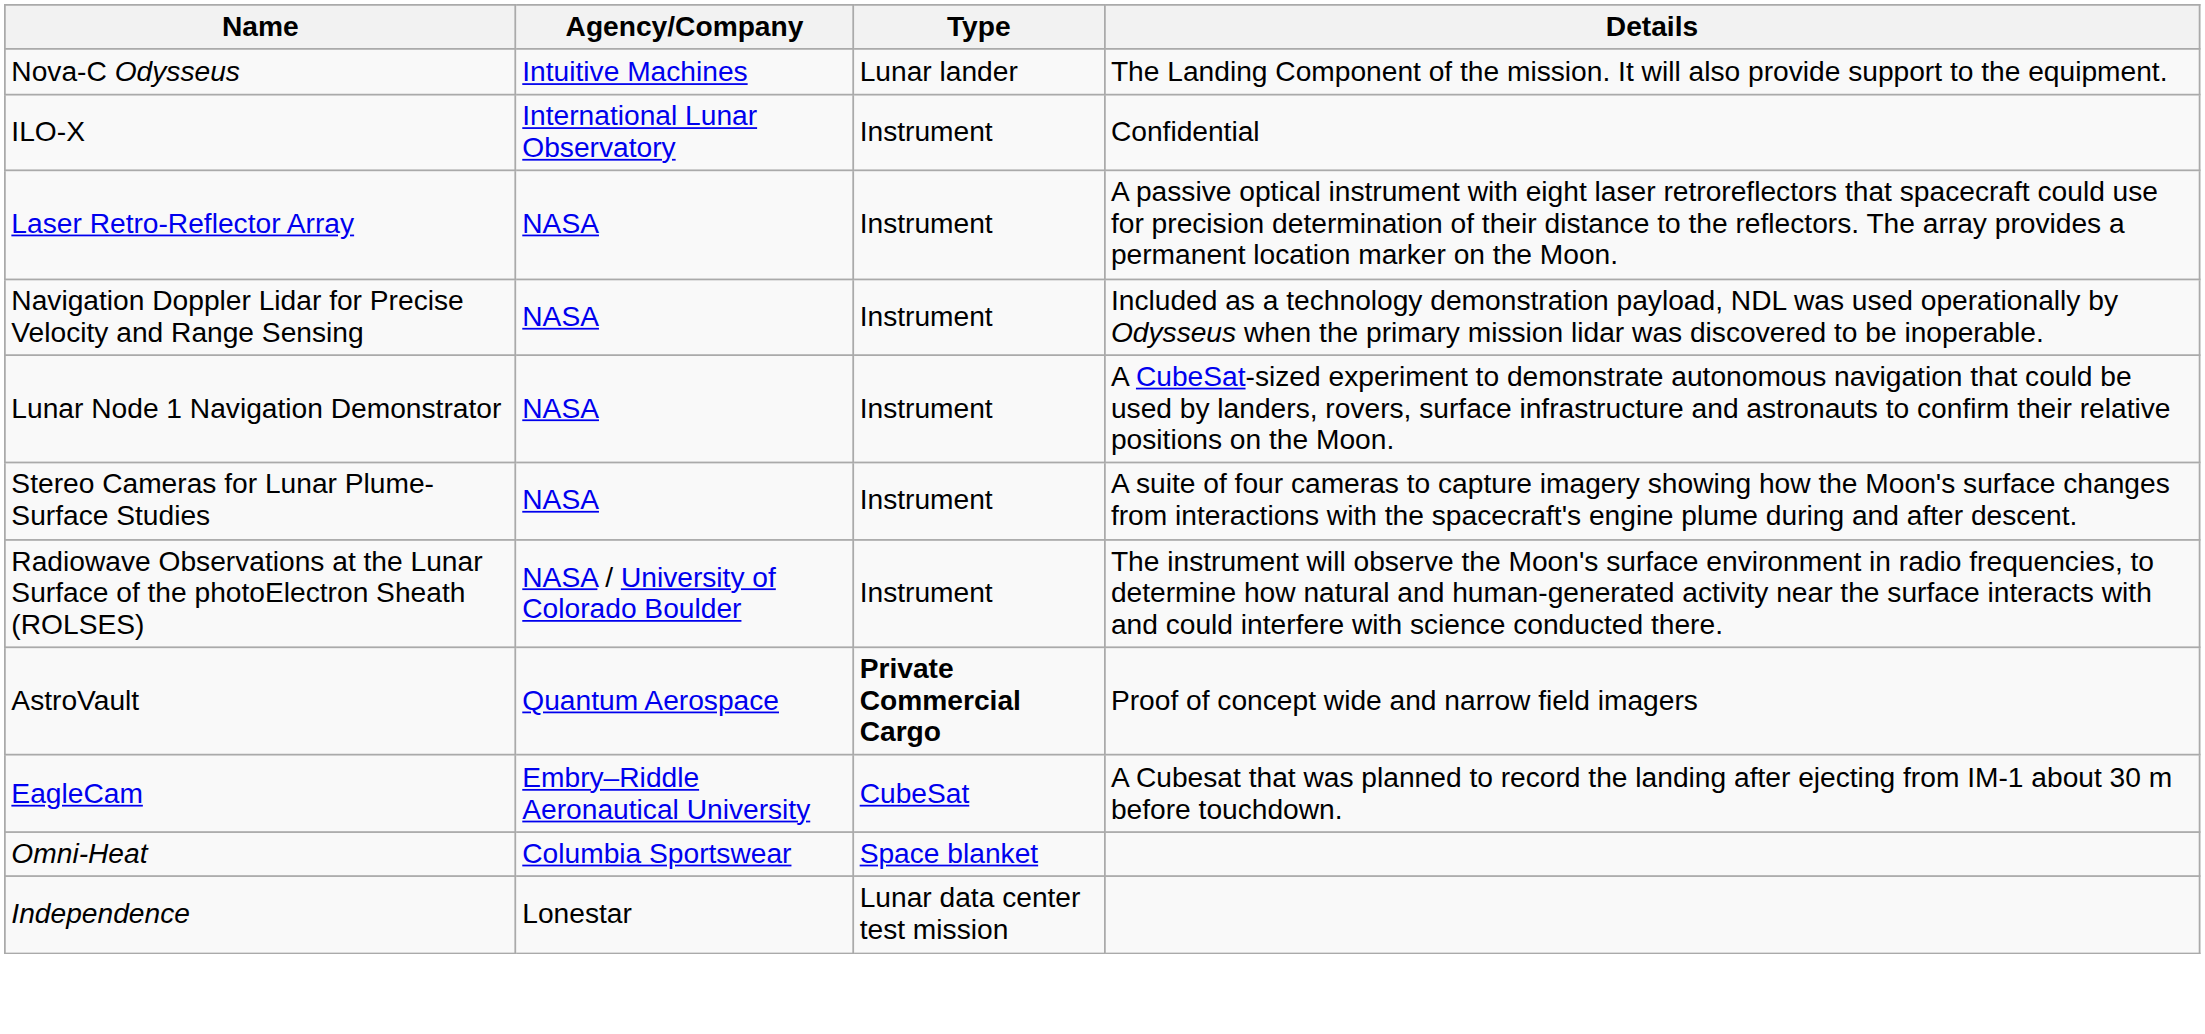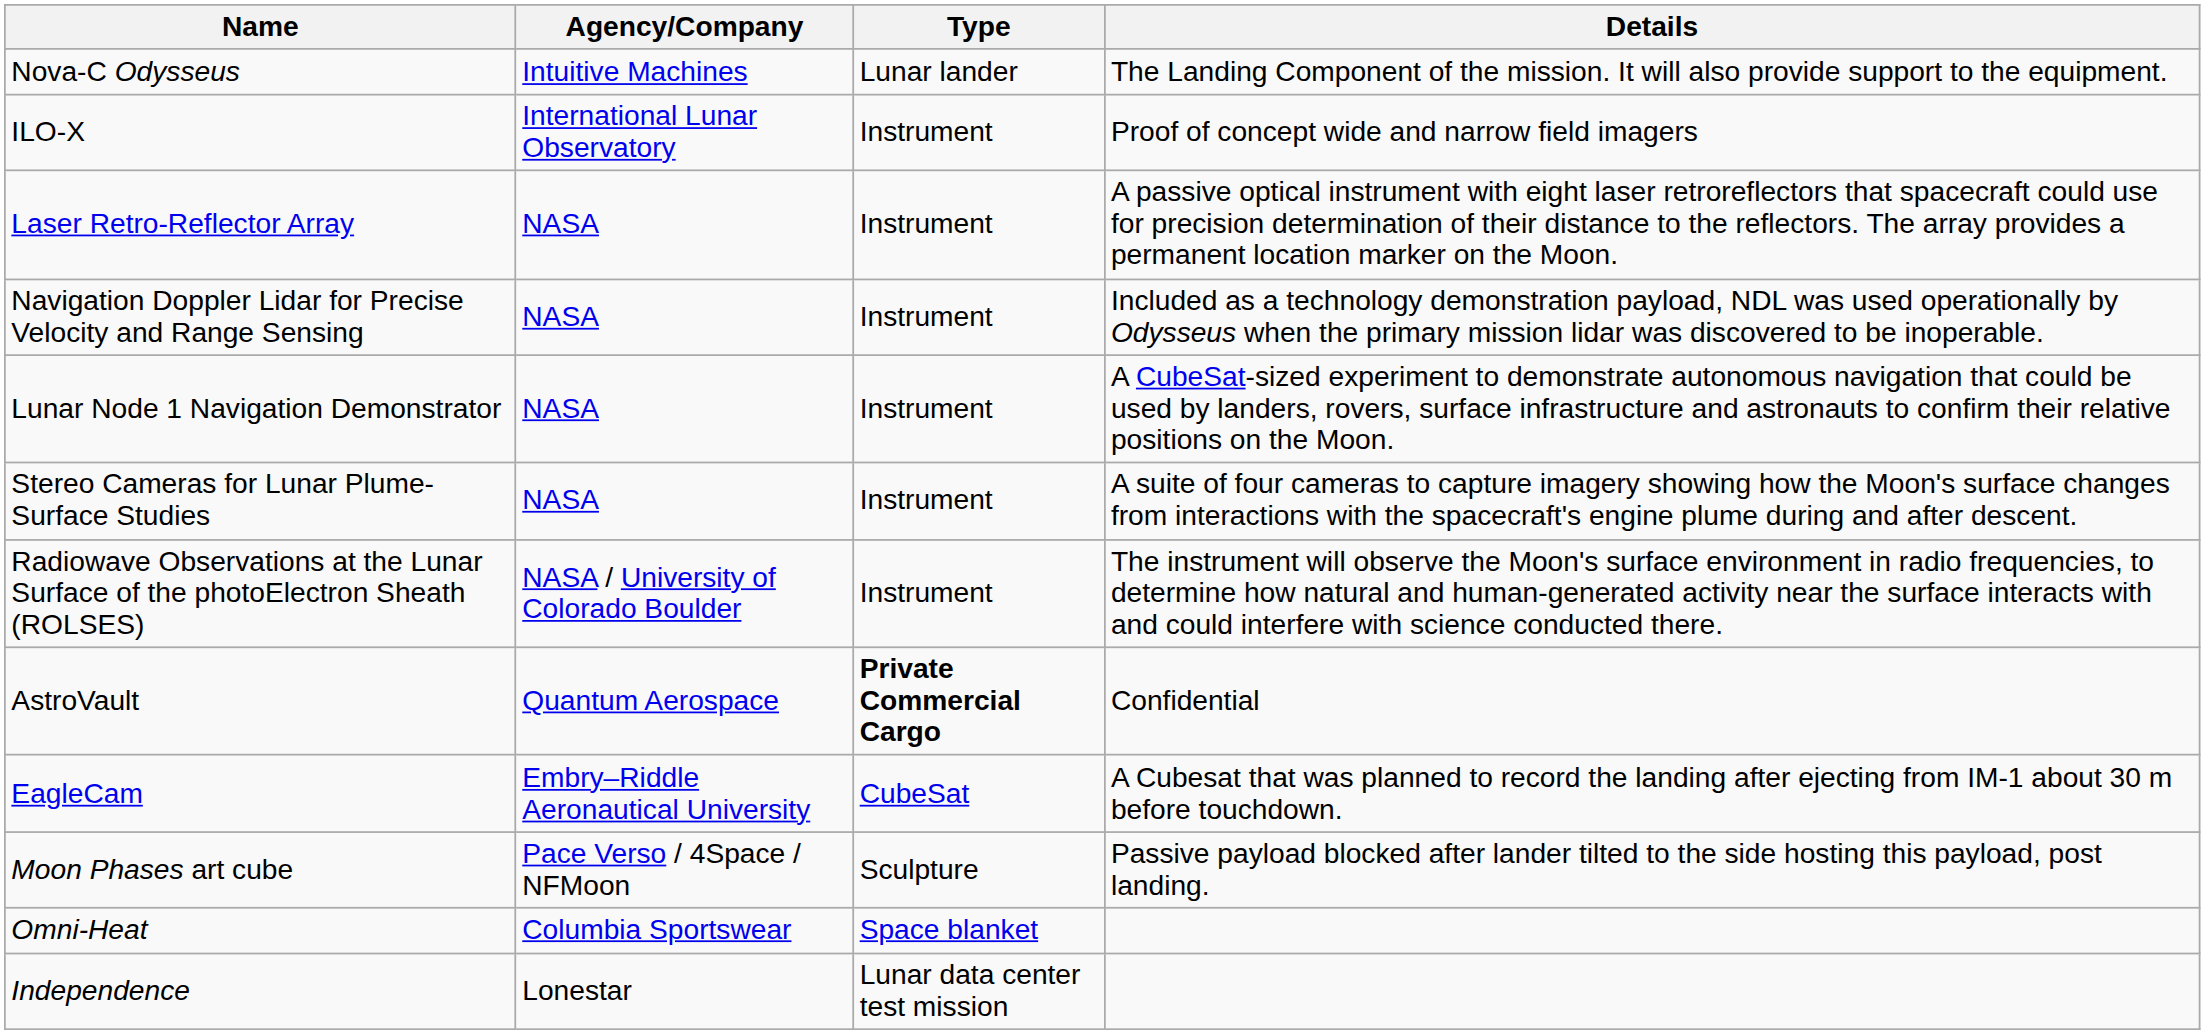(1185, 131) Confidential -> (1404, 131) Proof of concept wide and narrow field imagers
(1404, 700) Proof of concept wide and narrow field imagers -> (1185, 700) Confidential
+ row: (152, 869)
